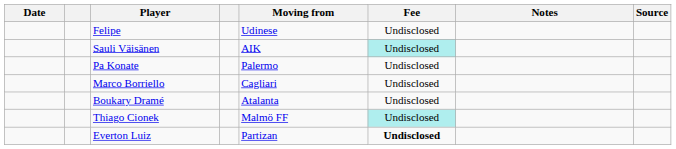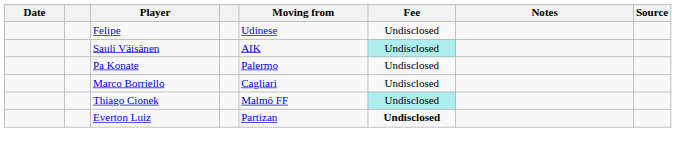- row: (128, 100)
